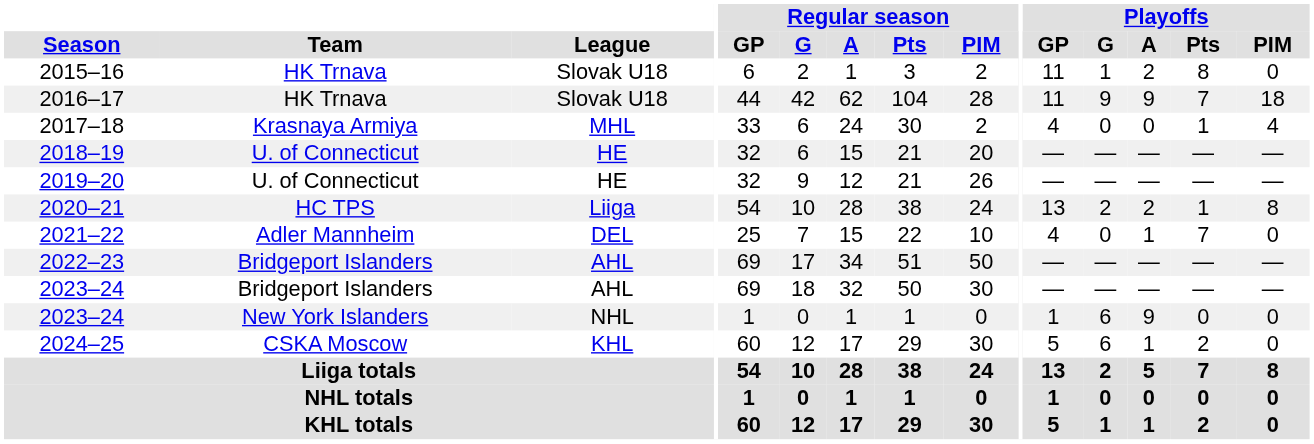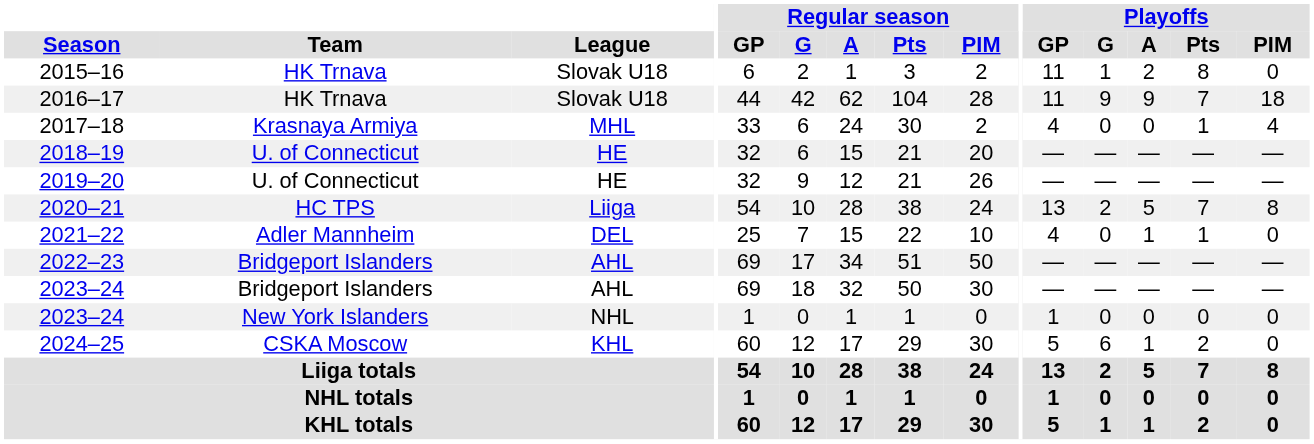(1149, 207) 2 -> (1149, 207) 5
(1203, 207) 1 -> (1203, 207) 7
(1203, 235) 7 -> (1203, 235) 1
(1105, 316) 6 -> (1105, 316) 0
(1149, 316) 9 -> (1149, 316) 0
